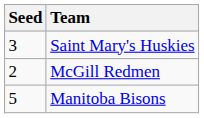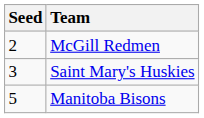rows swapped: (105, 71) <-> (122, 44)
